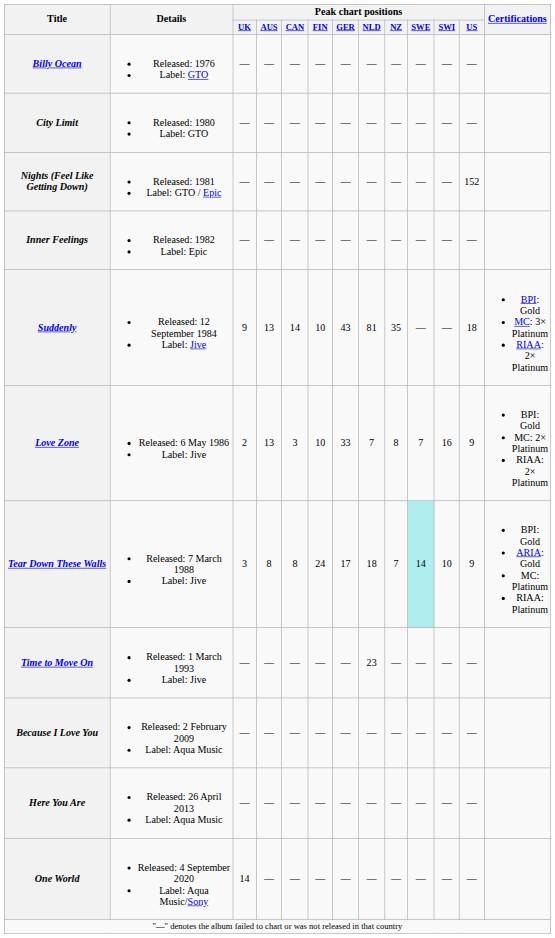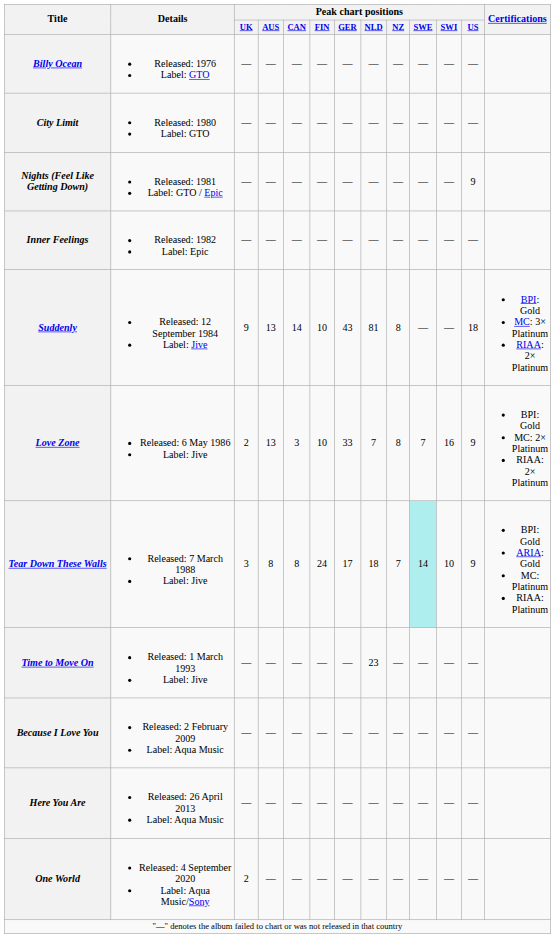(472, 181) 152 -> (473, 181) 9
(396, 327) 35 -> (398, 327) 8
(245, 879) 14 -> (246, 879) 2
